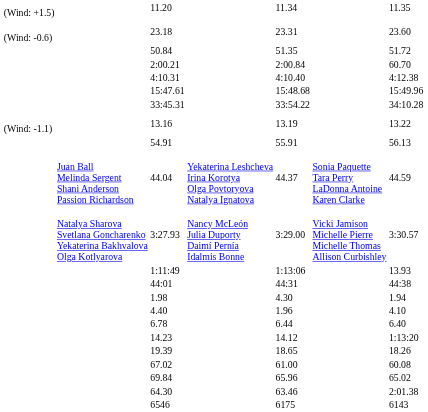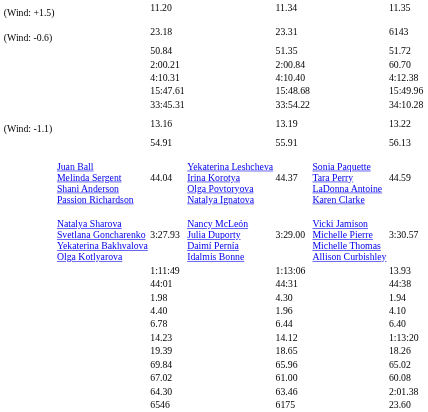(400, 32) 23.60 -> (399, 32) 6143
rows swapped: (161, 364) <-> (161, 378)
(399, 405) 6143 -> (400, 405) 23.60
